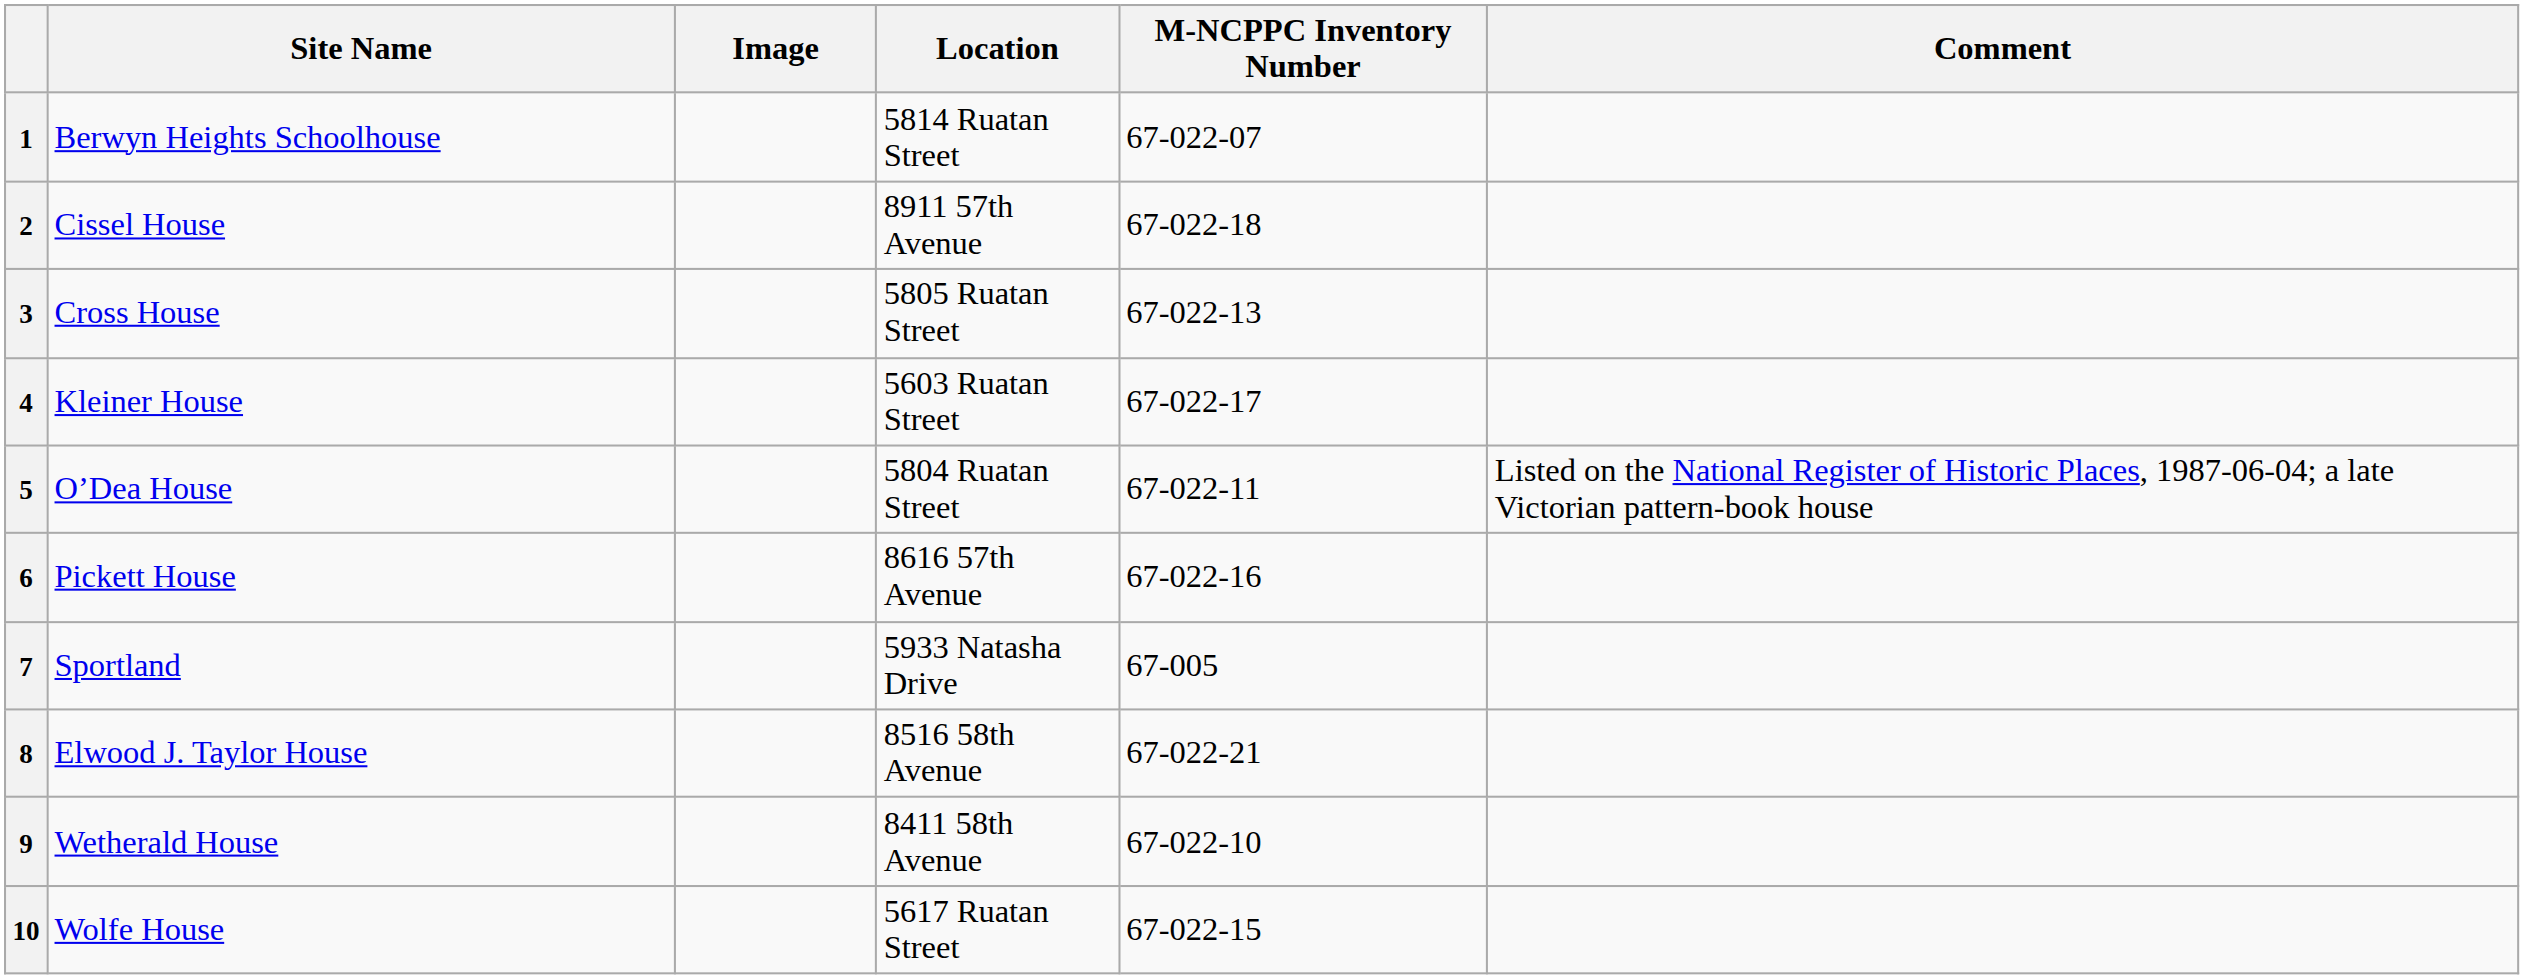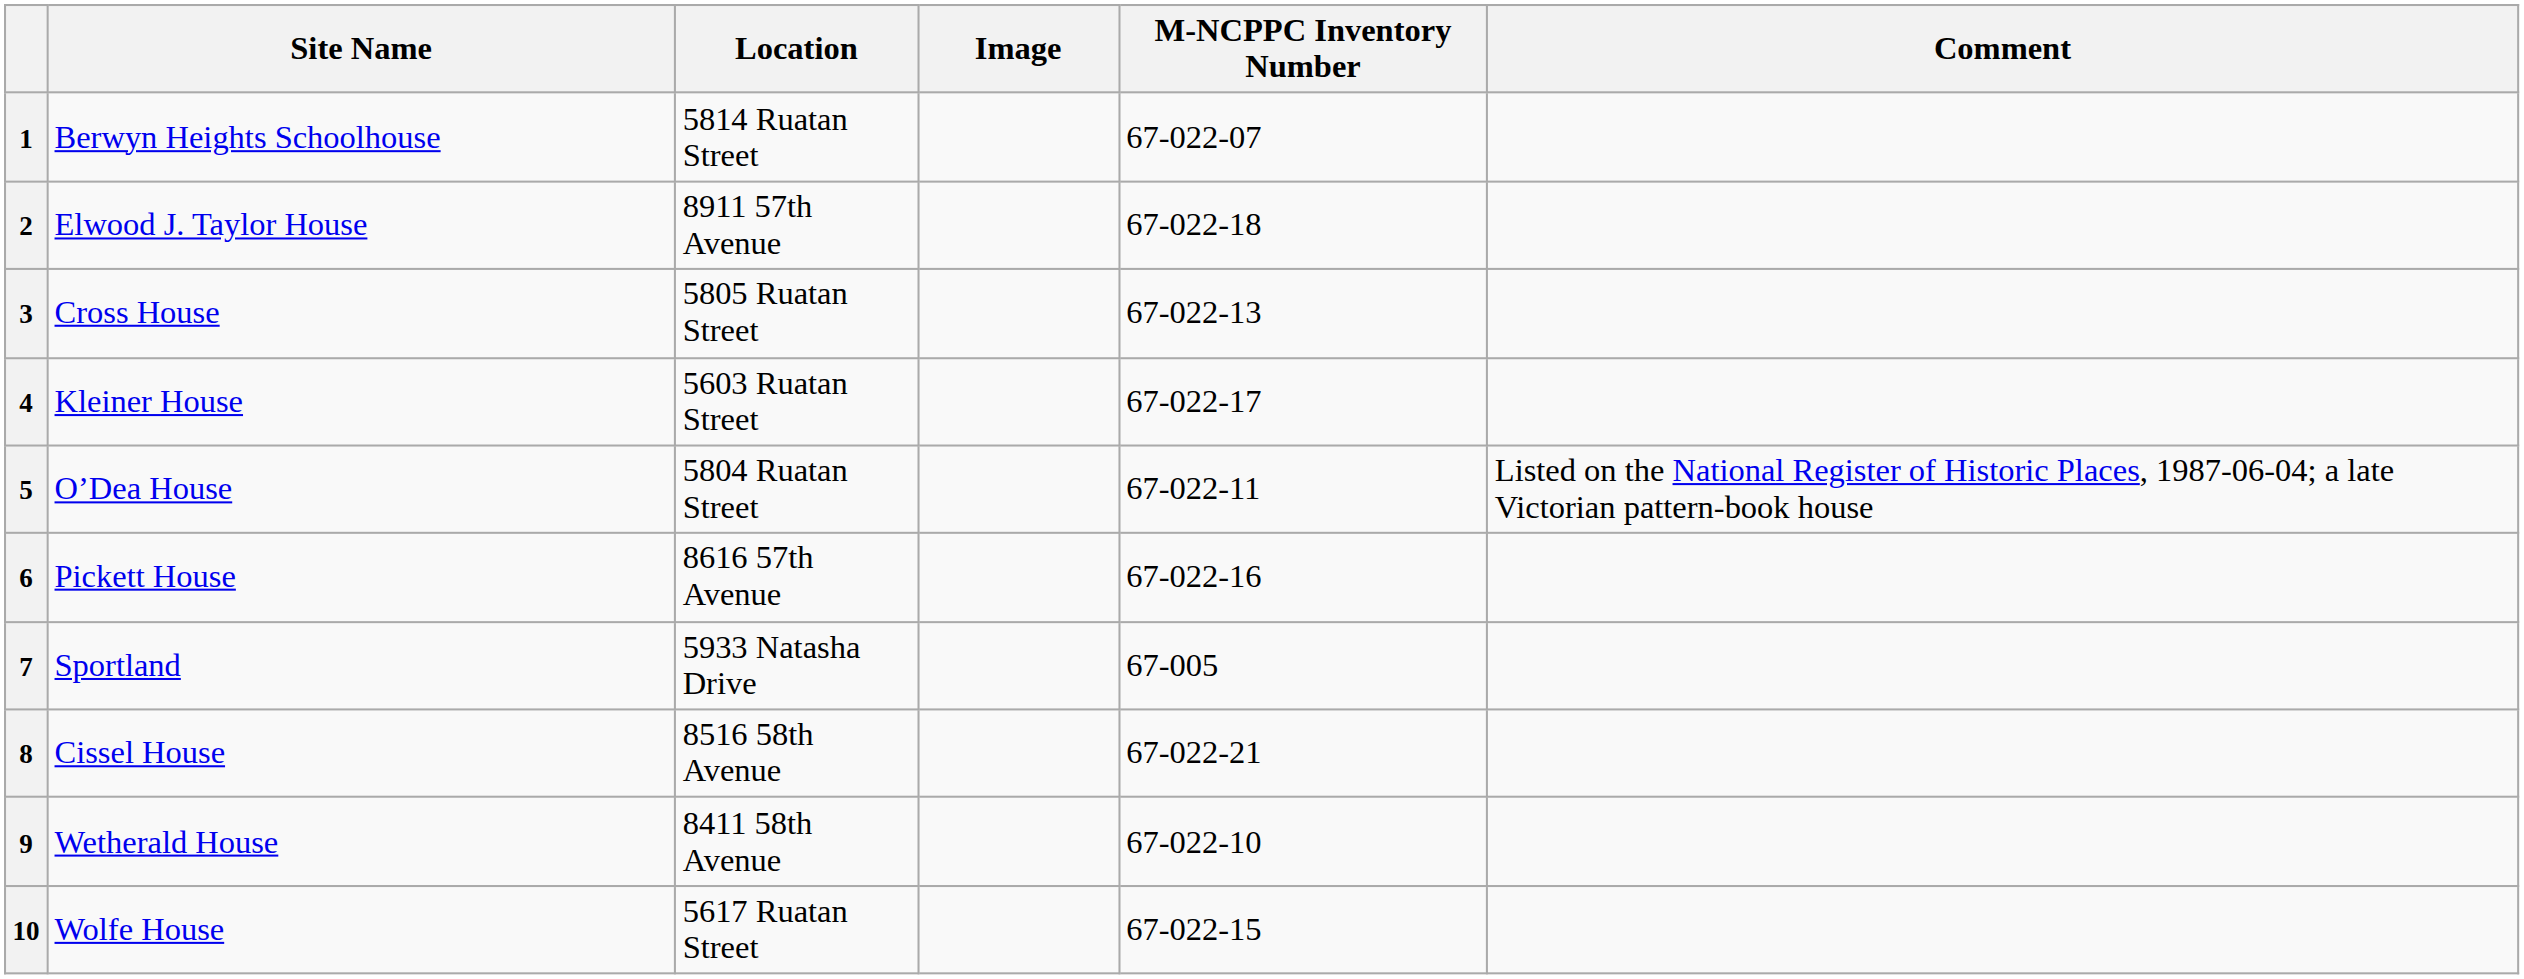columns swapped: (776, 48) <-> (997, 48)
(140, 224) Cissel House -> (211, 224) Elwood J. Taylor House
(211, 752) Elwood J. Taylor House -> (140, 752) Cissel House
